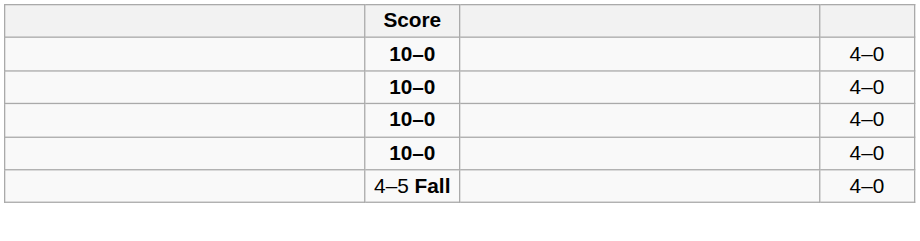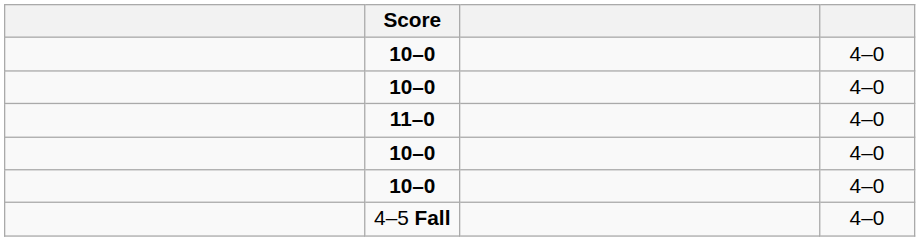+ row: (185, 120)
